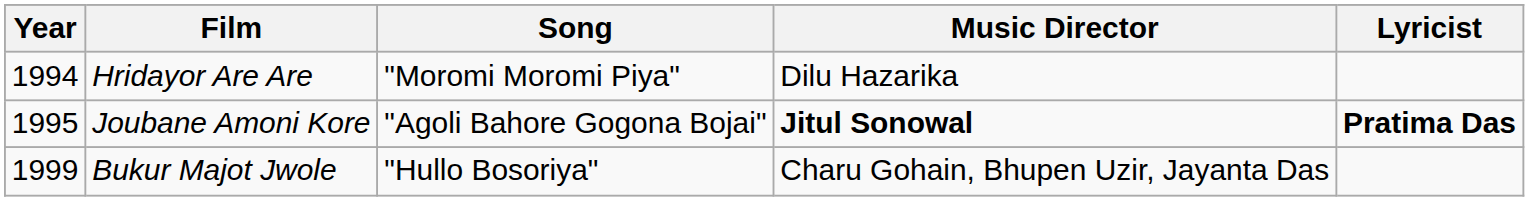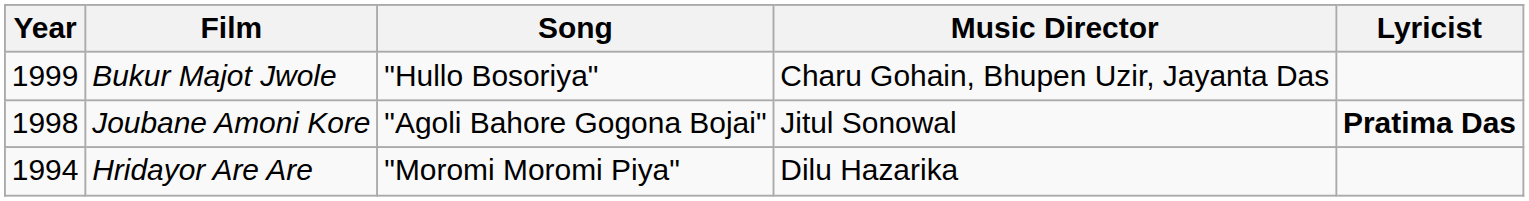rows swapped: (202, 75) <-> (214, 170)
(45, 123) 1995 -> (45, 123) 1998
(877, 123) bold -> (868, 123) normal
